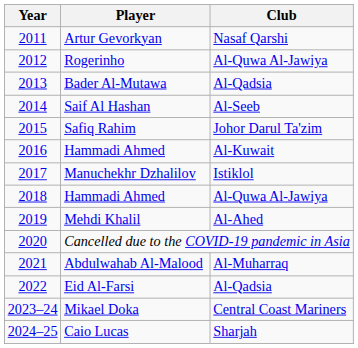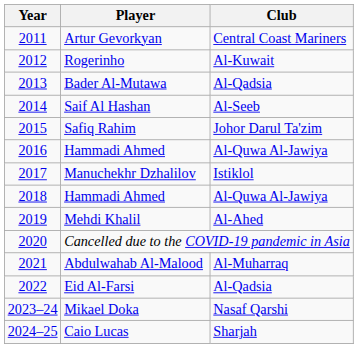(251, 38) Nasaf Qarshi -> (280, 38) Central Coast Mariners
(270, 60) Al-Quwa Al-Jawiya -> (244, 60) Al-Kuwait
(244, 151) Al-Kuwait -> (270, 151) Al-Quwa Al-Jawiya
(280, 309) Central Coast Mariners -> (251, 309) Nasaf Qarshi
